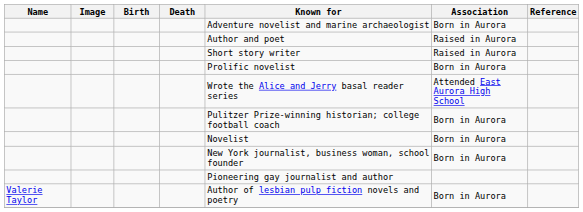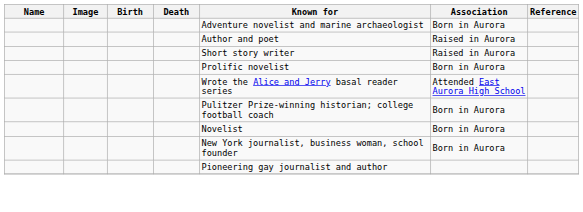- row: (24, 196)
